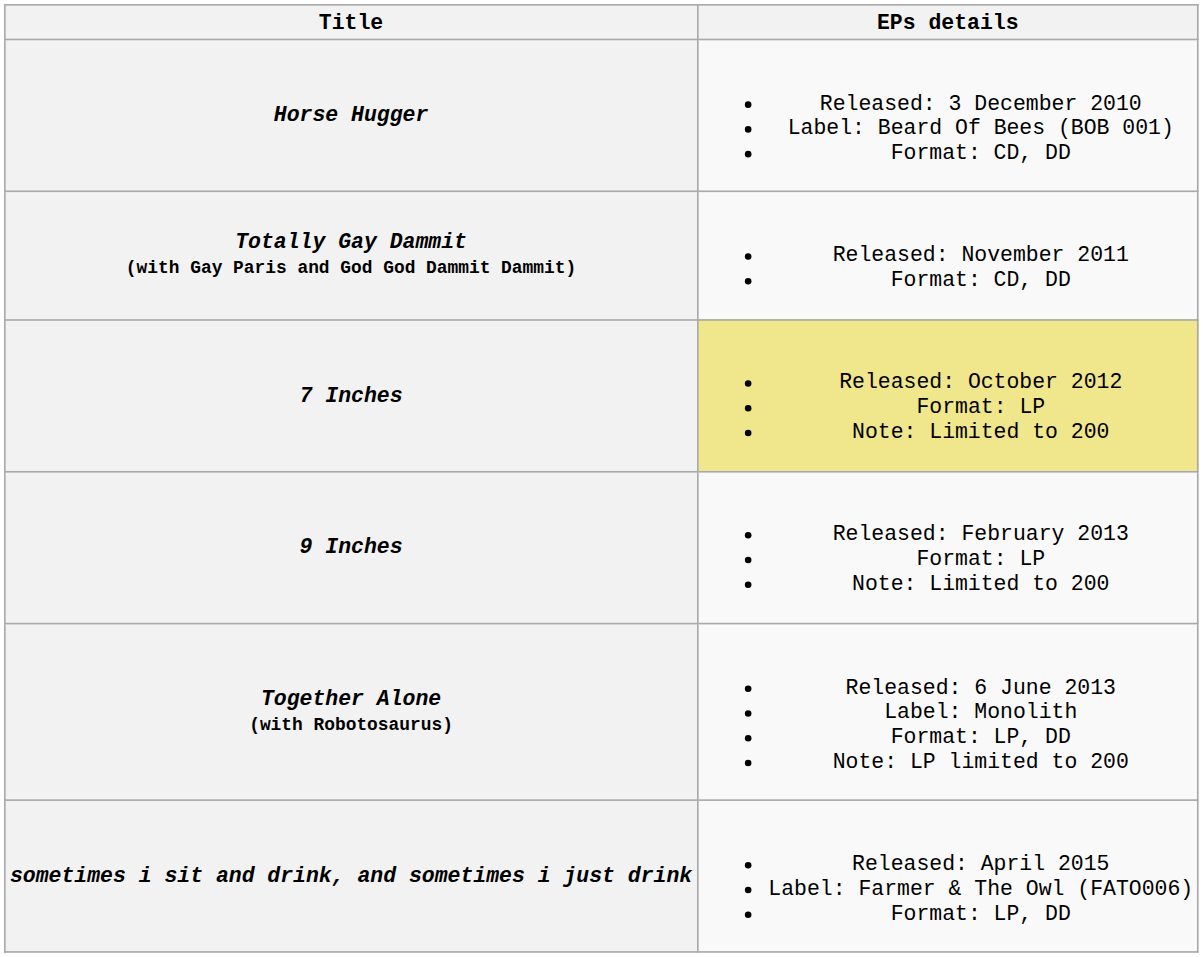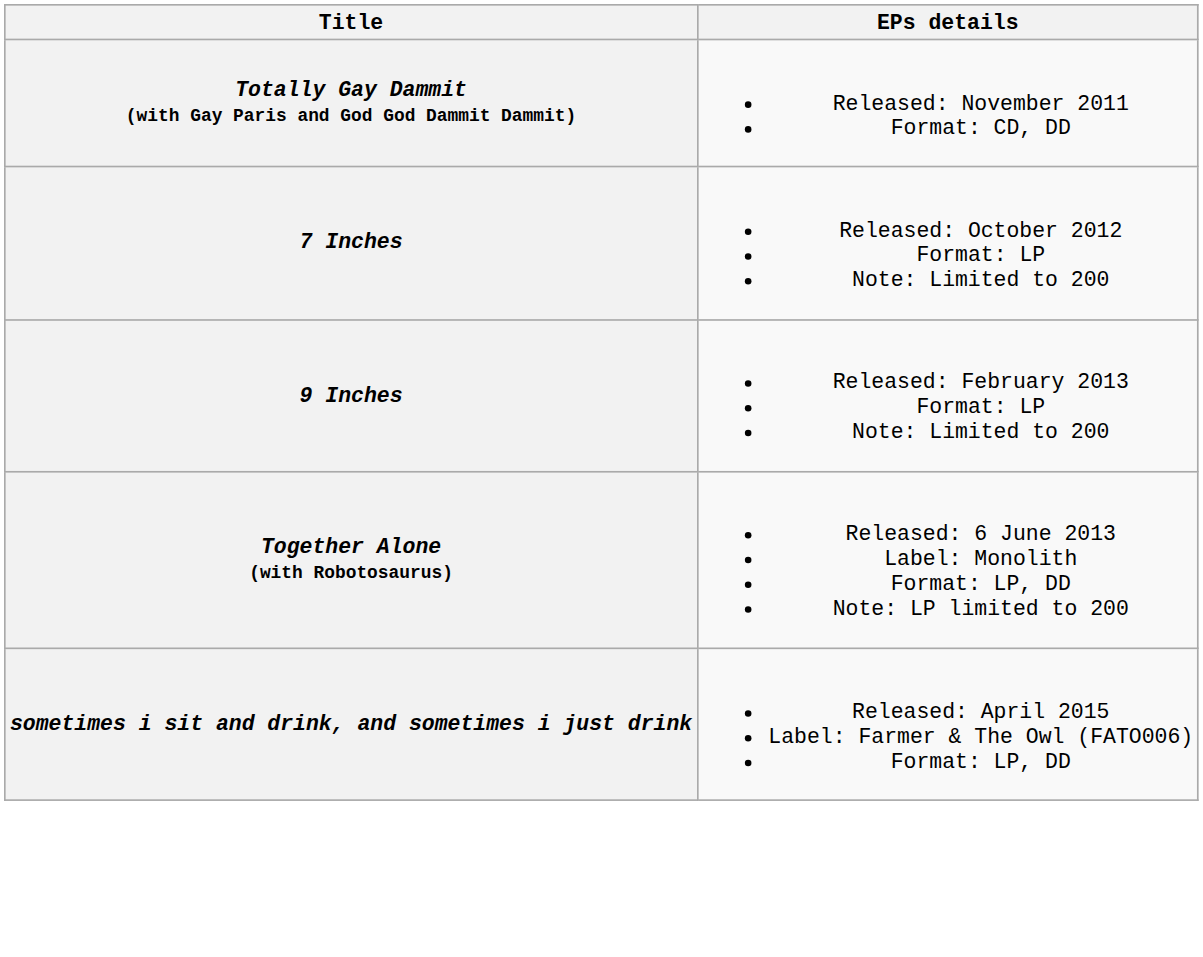- row: (351, 116)
(948, 408) khaki background -> (948, 256) no background
